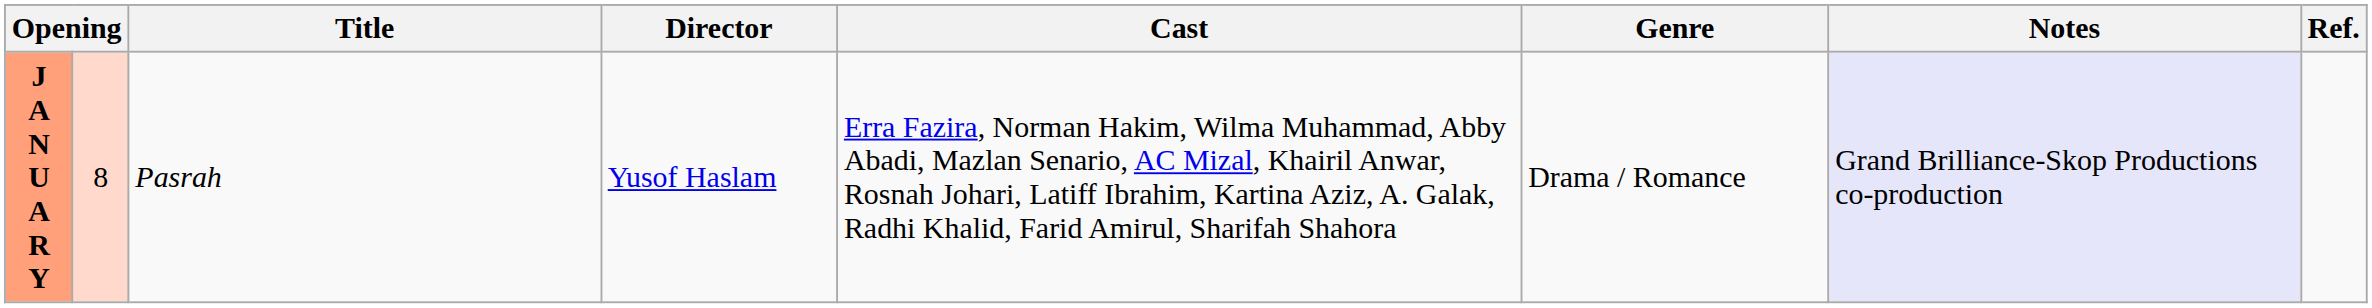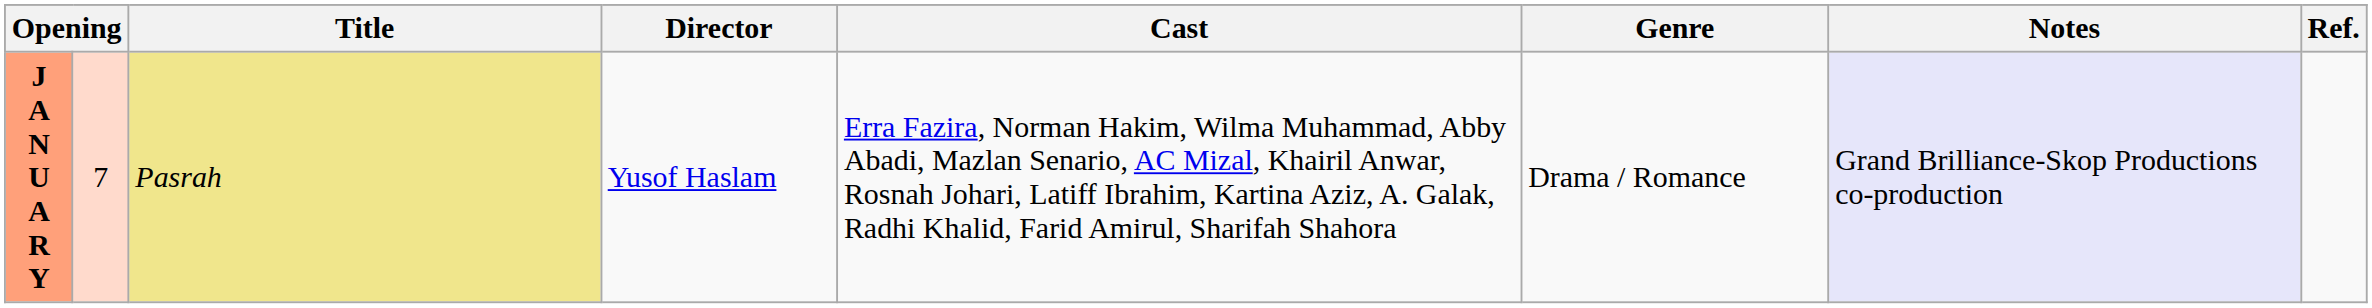(101, 176) 8 -> (101, 176) 7
(179, 176) no background -> (179, 176) khaki background
